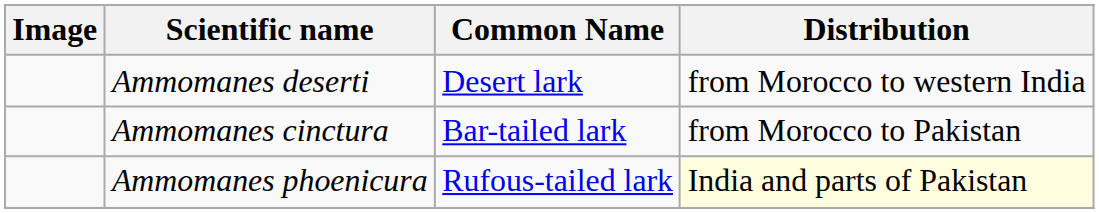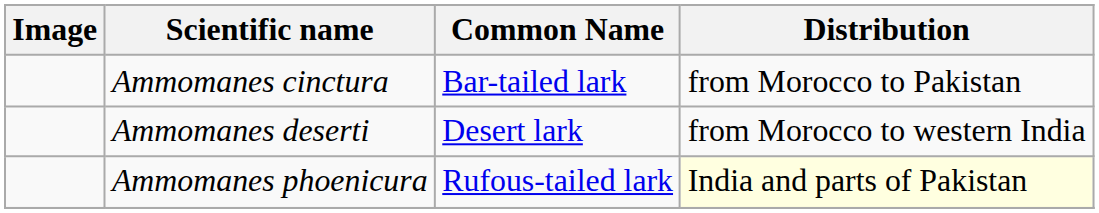rows swapped: (241, 80) <-> (250, 130)
